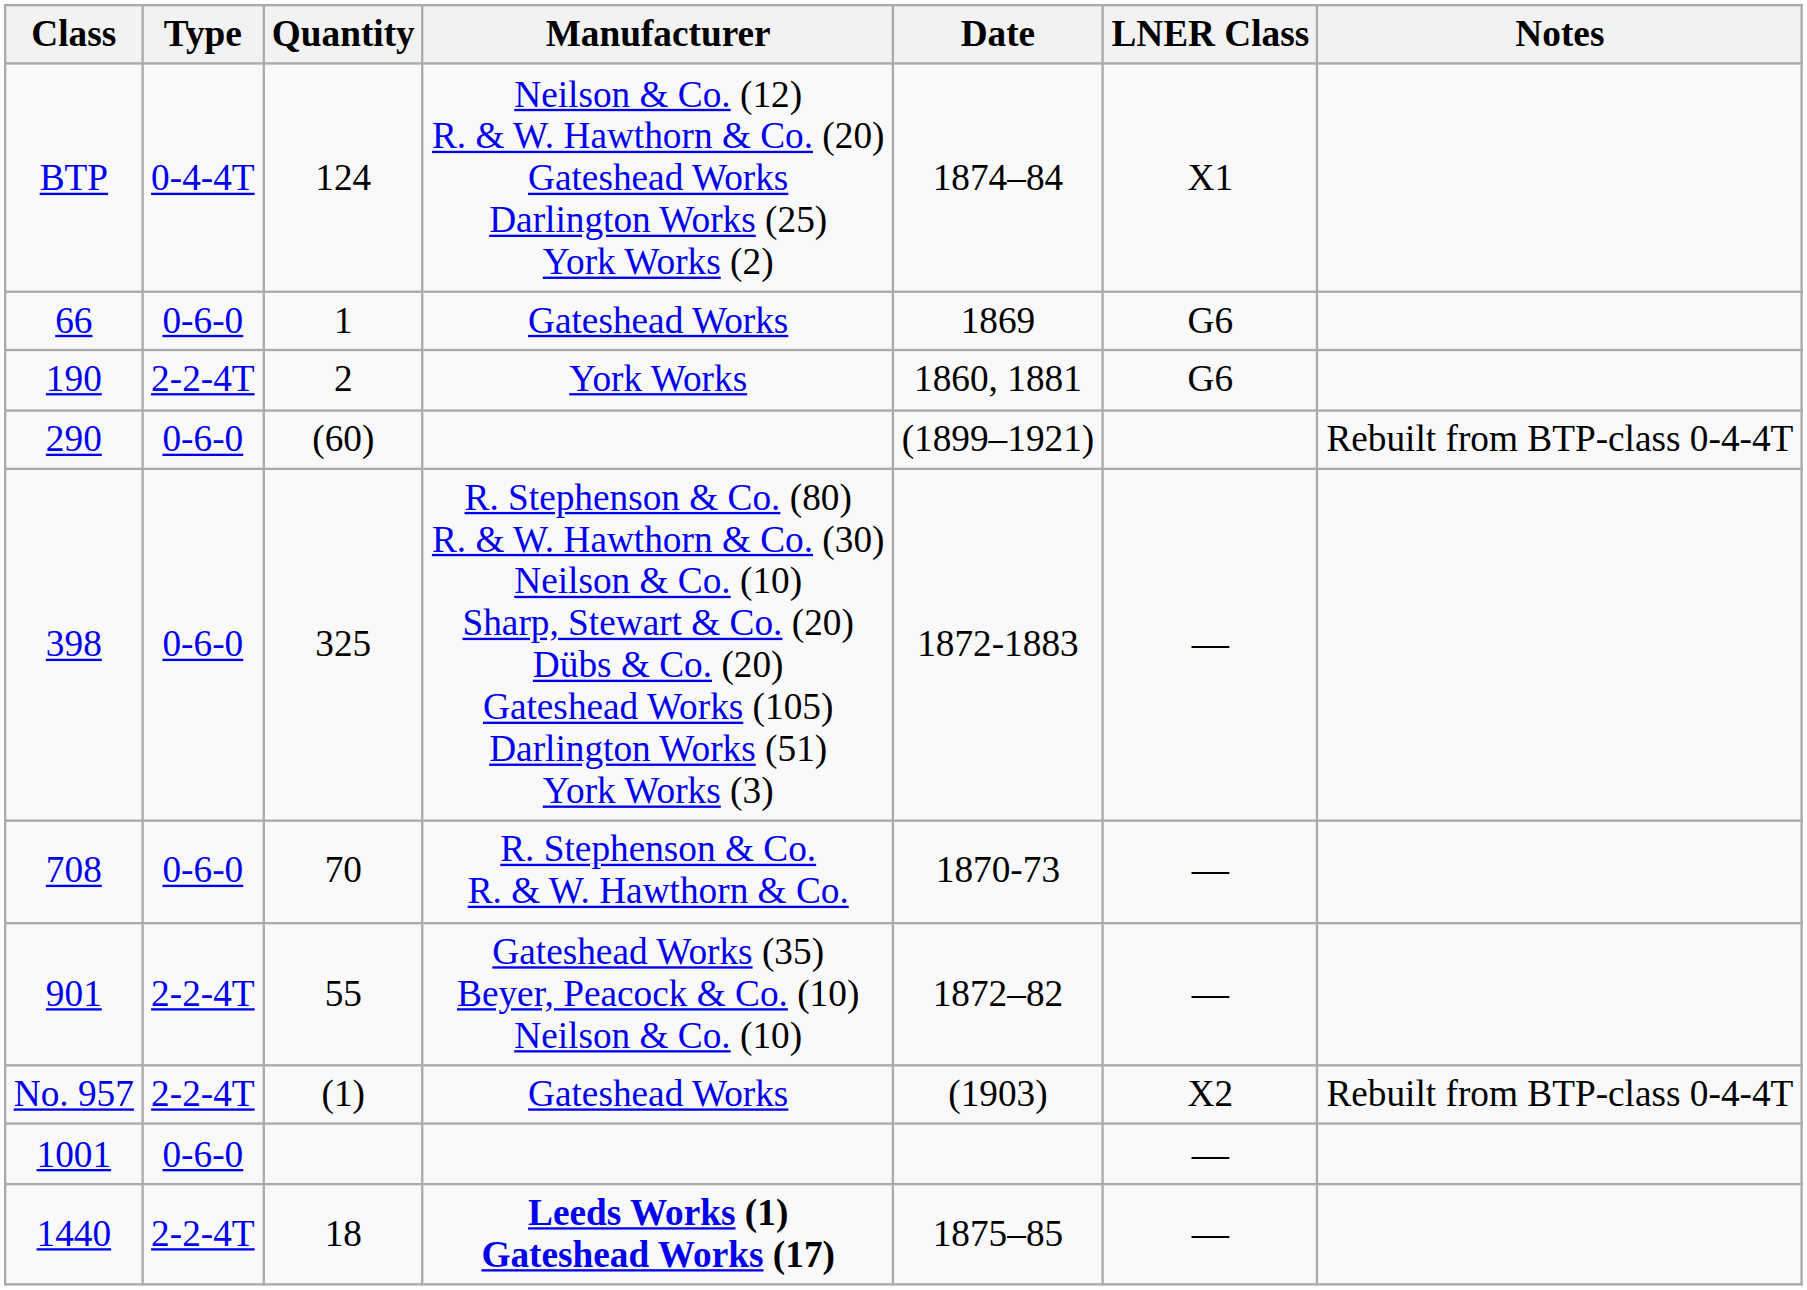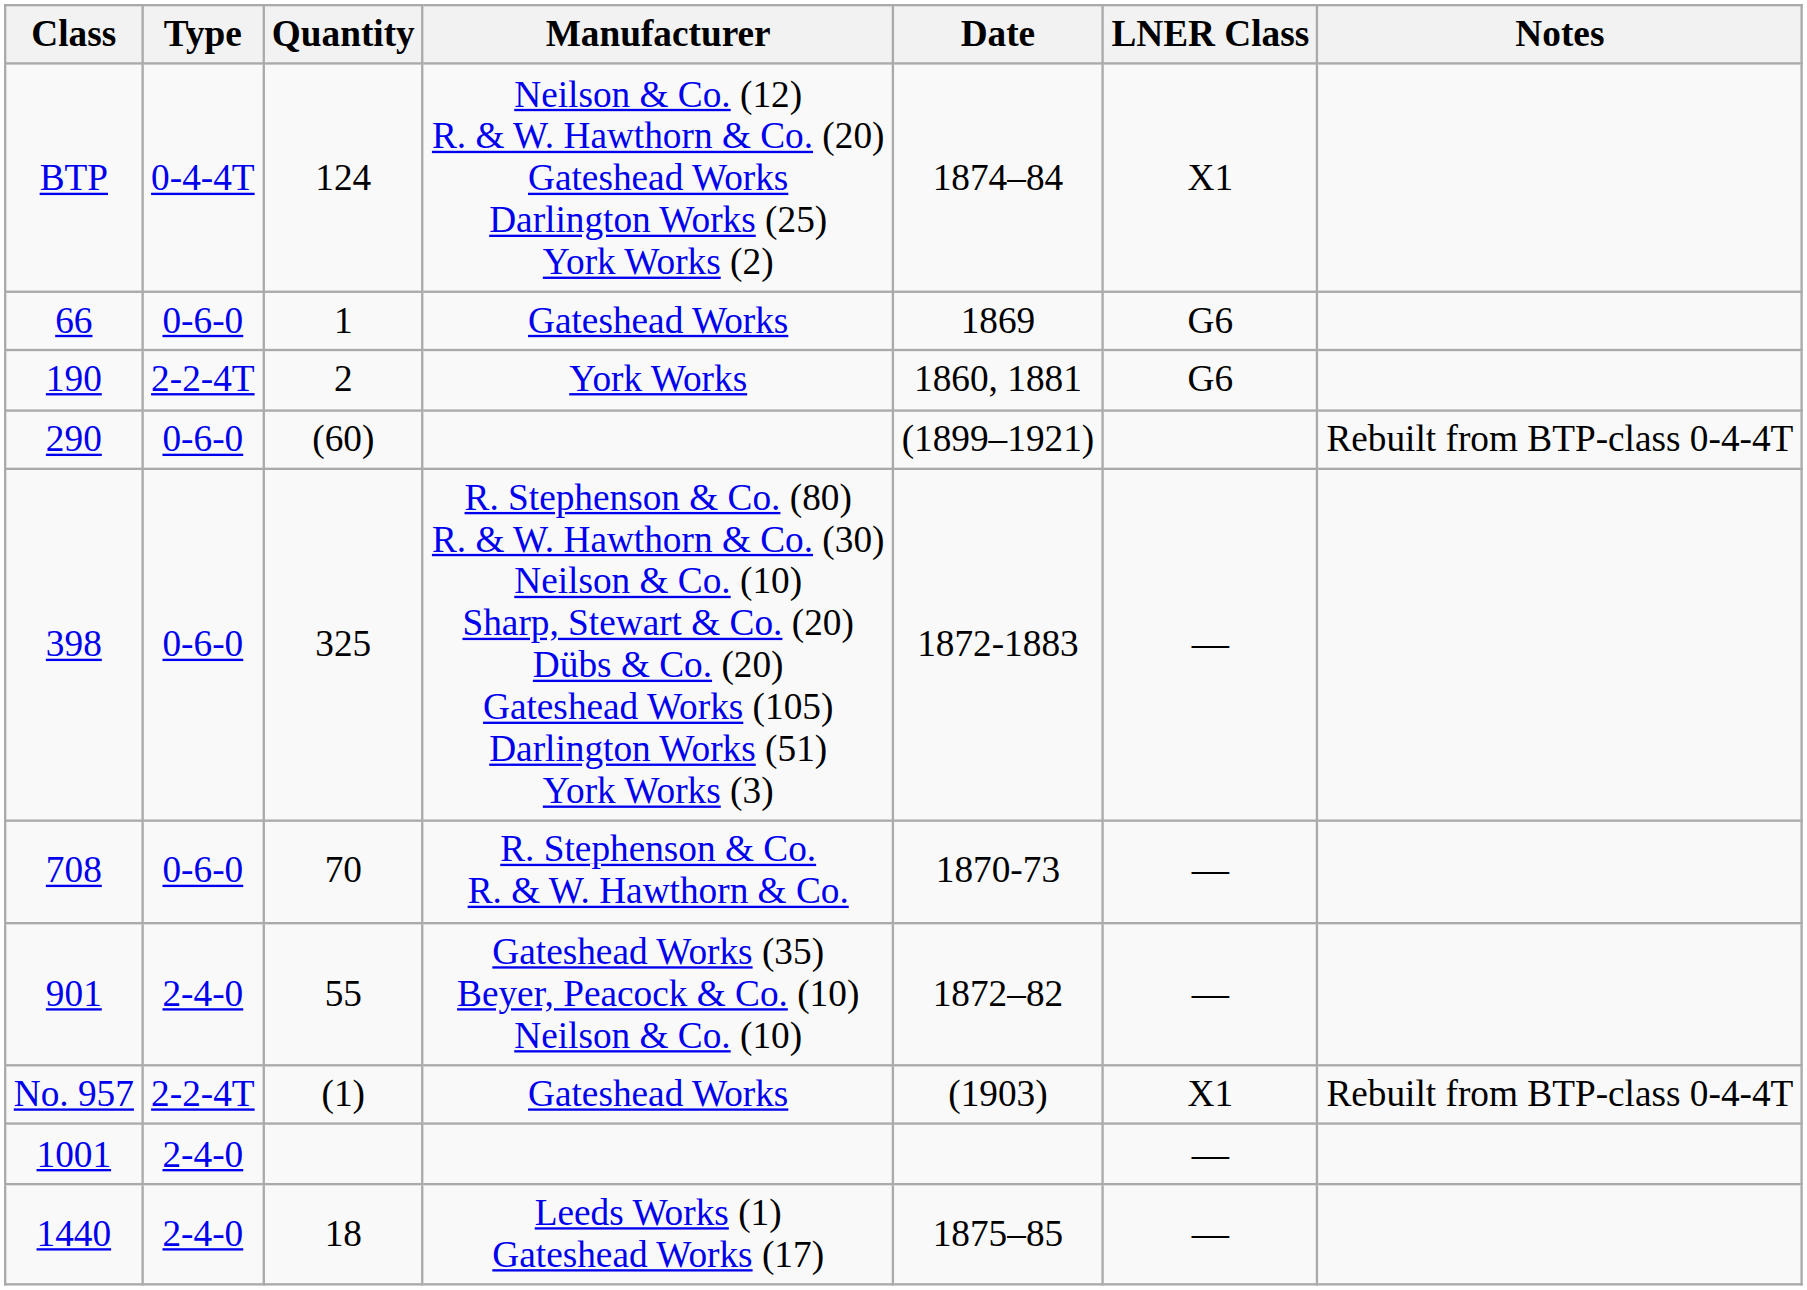(203, 993) 2-2-4T -> (203, 993) 2-4-0
(1210, 1094) X2 -> (1210, 1094) X1
(203, 1153) 0-6-0 -> (203, 1153) 2-4-0
(203, 1233) 2-2-4T -> (203, 1233) 2-4-0
(658, 1233) bold -> (658, 1233) normal
